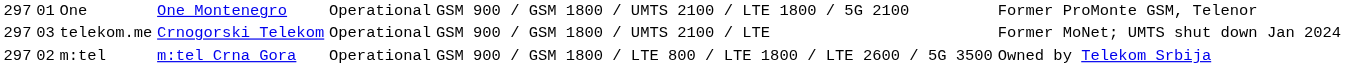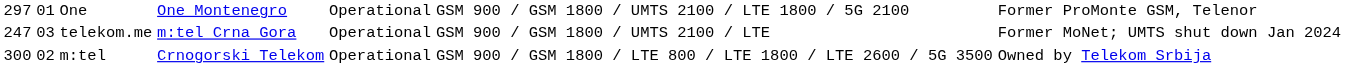(17, 33) 297 -> (17, 33) 247
(241, 33) Crnogorski Telekom -> (227, 33) m:tel Crna Gora
(17, 56) 297 -> (17, 56) 300
(227, 56) m:tel Crna Gora -> (241, 56) Crnogorski Telekom
